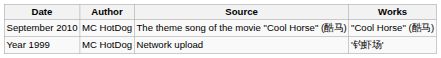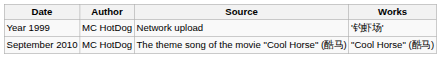rows swapped: (28, 45) <-> (42, 28)
